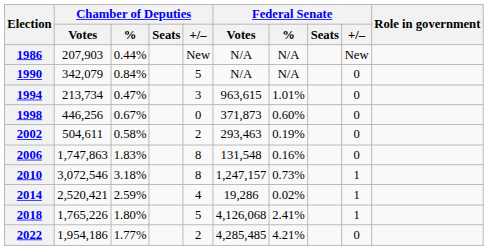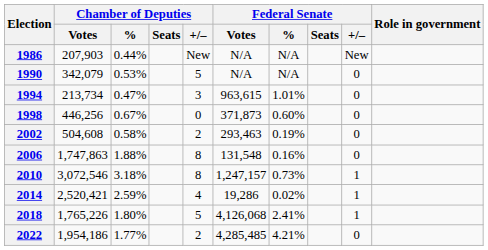(130, 74) 0.84% -> (130, 74) 0.53%
(83, 134) 504,611 -> (83, 134) 504,608
(130, 154) 1.83% -> (130, 154) 1.88%
